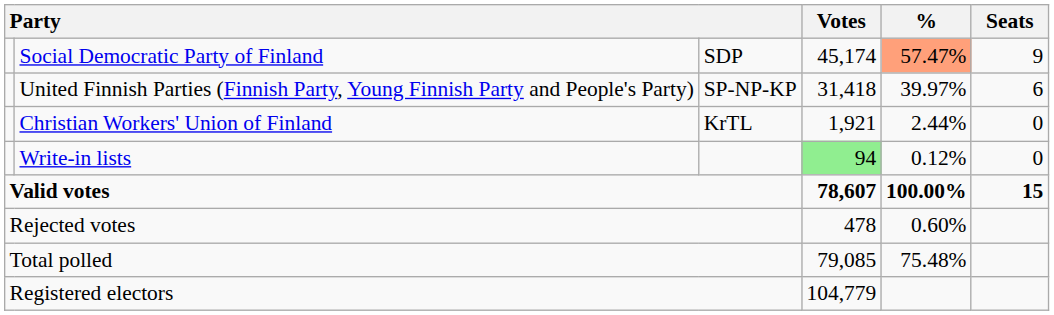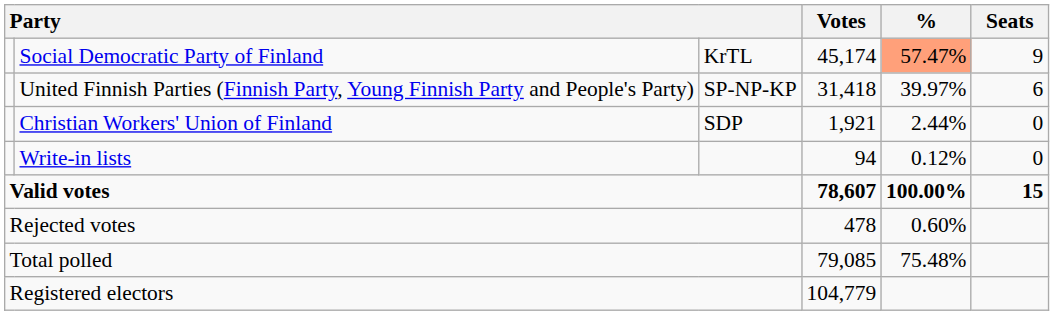(723, 55) SDP -> (728, 55) KrTL
(728, 123) KrTL -> (723, 123) SDP
(865, 157) lightgreen background -> (865, 157) no background
